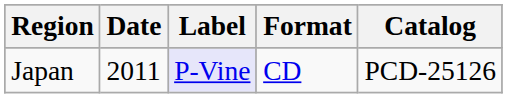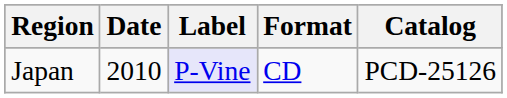(133, 69) 2011 -> (134, 69) 2010
